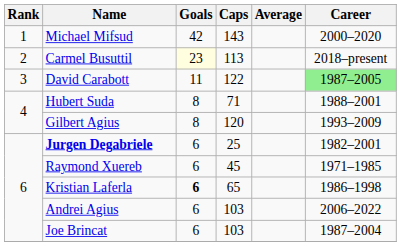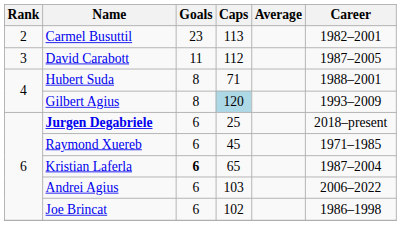- row: (89, 36)
(196, 58) lightyellow background -> (196, 36) no background
(351, 58) 2018–present -> (351, 36) 1982–2001
(234, 79) 122 -> (234, 58) 112
(351, 79) lightgreen background -> (351, 58) no background
(234, 123) no background -> (234, 101) lightblue background
(351, 144) 1982–2001 -> (351, 123) 2018–present
(351, 187) 1986–1998 -> (351, 166) 1987–2004
(234, 230) 103 -> (234, 209) 102
(351, 230) 1987–2004 -> (351, 209) 1986–1998
